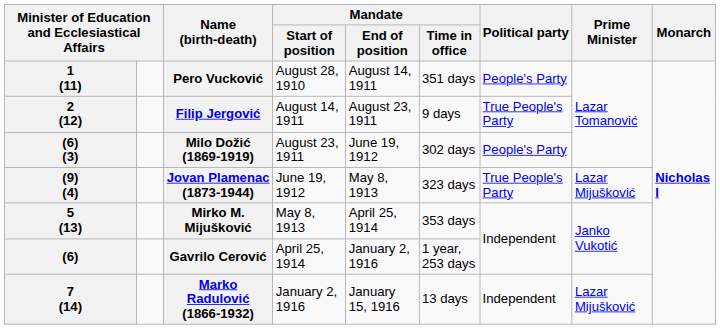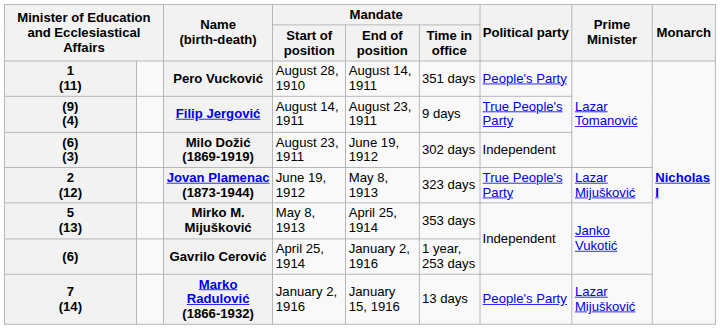(70, 114) 2 (12) -> (70, 114) (9) (4)
(525, 149) People's Party -> (519, 149) Independent
(70, 185) (9) (4) -> (70, 185) 2 (12)
(519, 299) Independent -> (525, 299) People's Party
